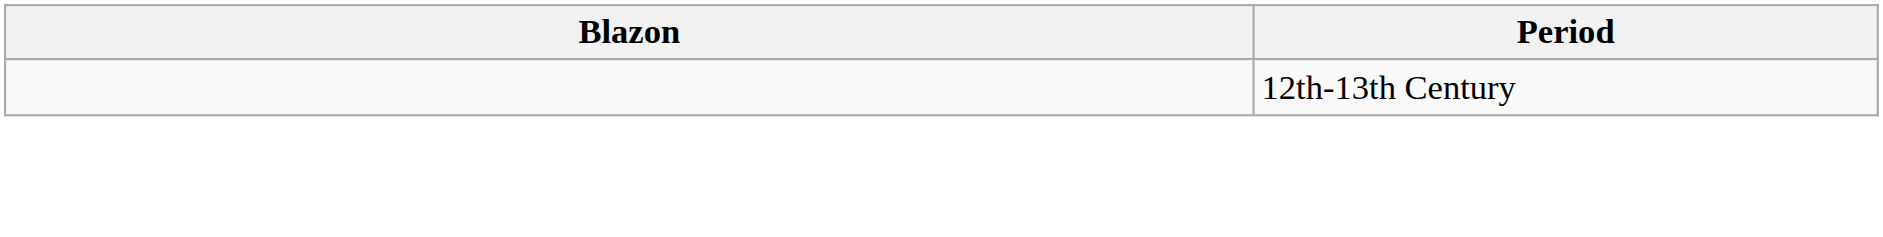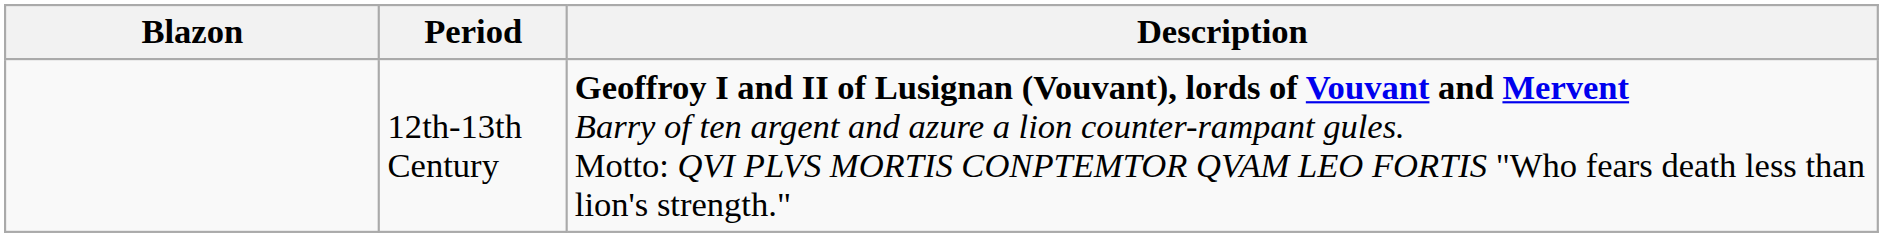+ column: (1222, 31)
